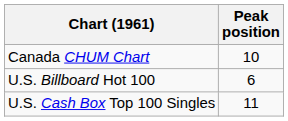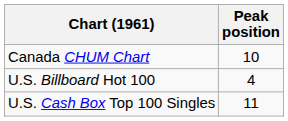(251, 80) 6 -> (251, 80) 4
